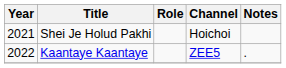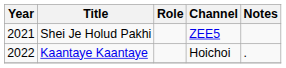(210, 33) Hoichoi -> (205, 33) ZEE5
(205, 53) ZEE5 -> (210, 53) Hoichoi
